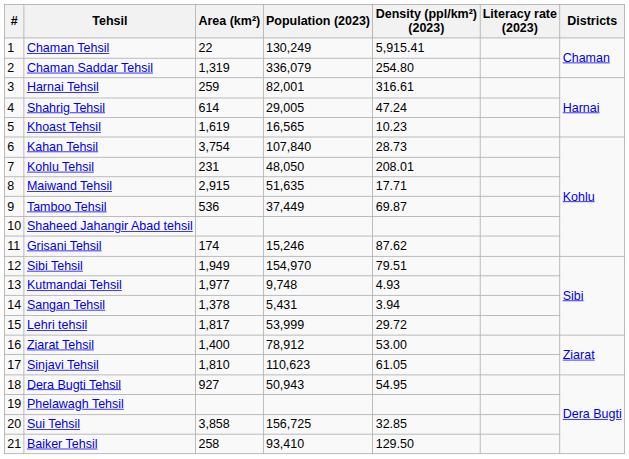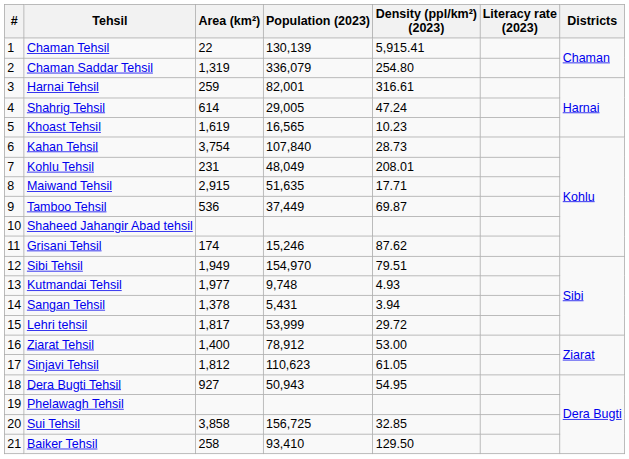(289, 48) 130,249 -> (289, 48) 130,139
(285, 166) 48,050 -> (285, 166) 48,049
(214, 364) 1,810 -> (214, 364) 1,812
